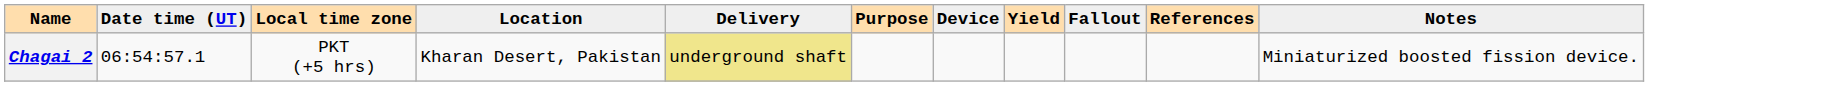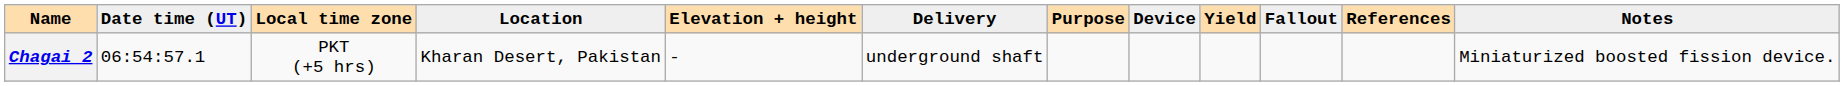+ column: (763, 19)
(758, 57) khaki background -> (955, 57) no background
